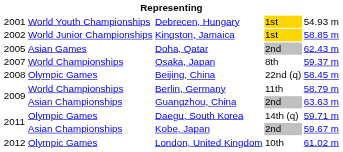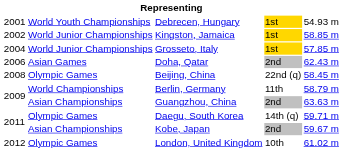+ row: (186, 48)
(15, 48) 2005 -> (15, 62) 2006
- row: (185, 62)
